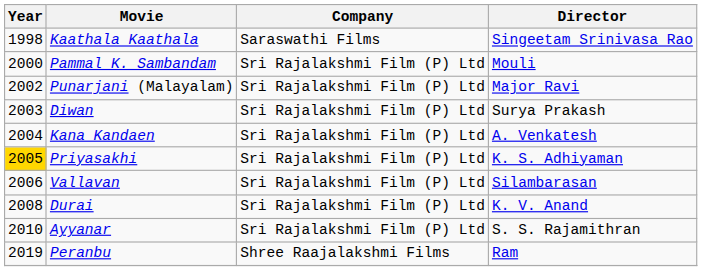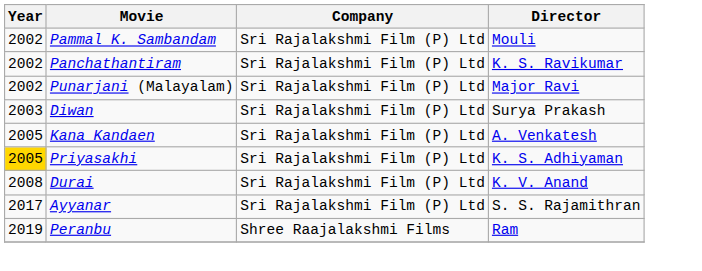- row: (124, 40)
(26, 64) 2000 -> (26, 40) 2002
+ row: (115, 64)
(26, 135) 2004 -> (26, 135) 2005
- row: (85, 183)
(26, 230) 2010 -> (26, 206) 2017
